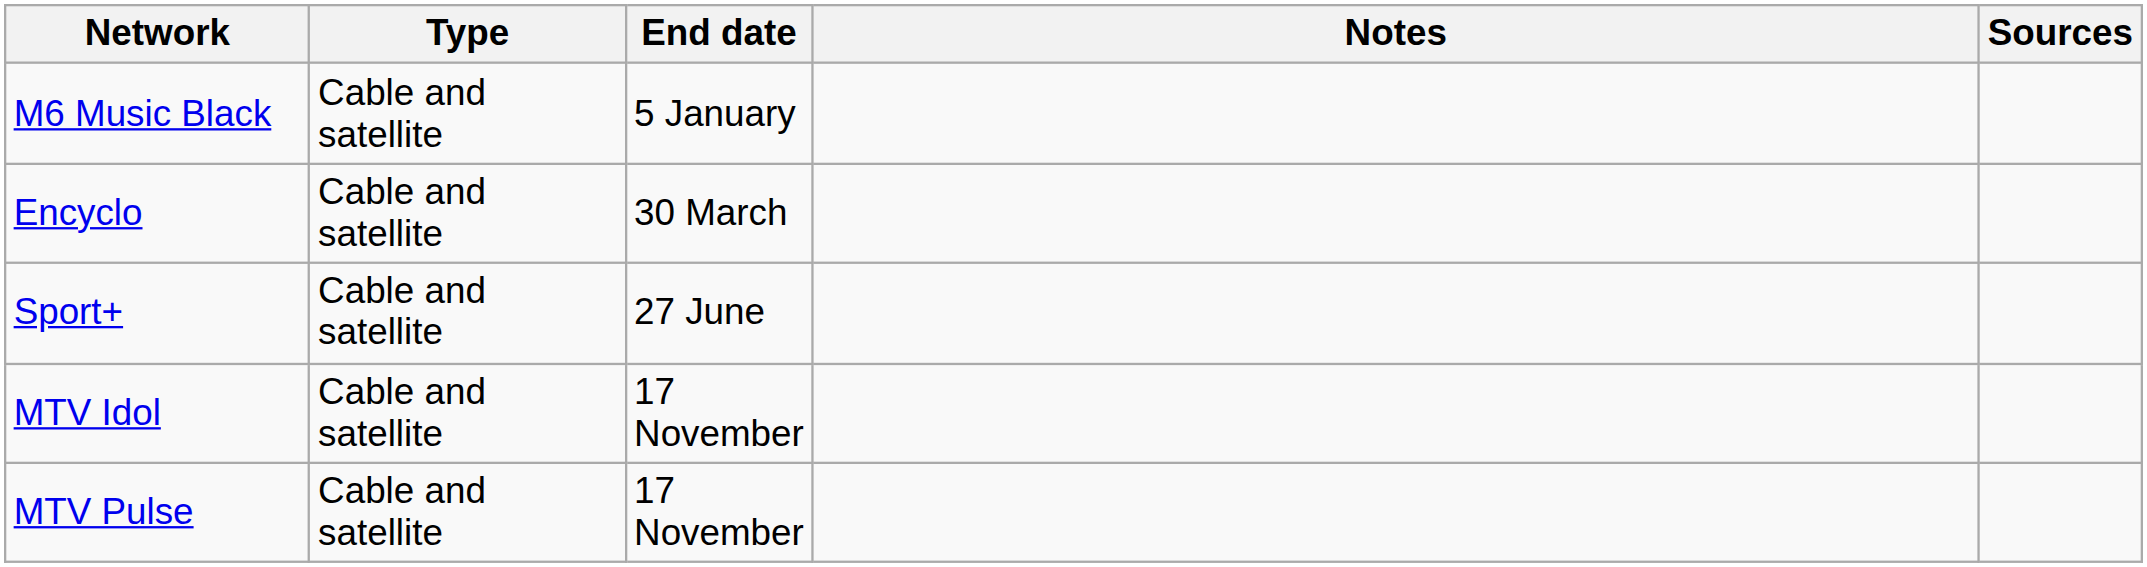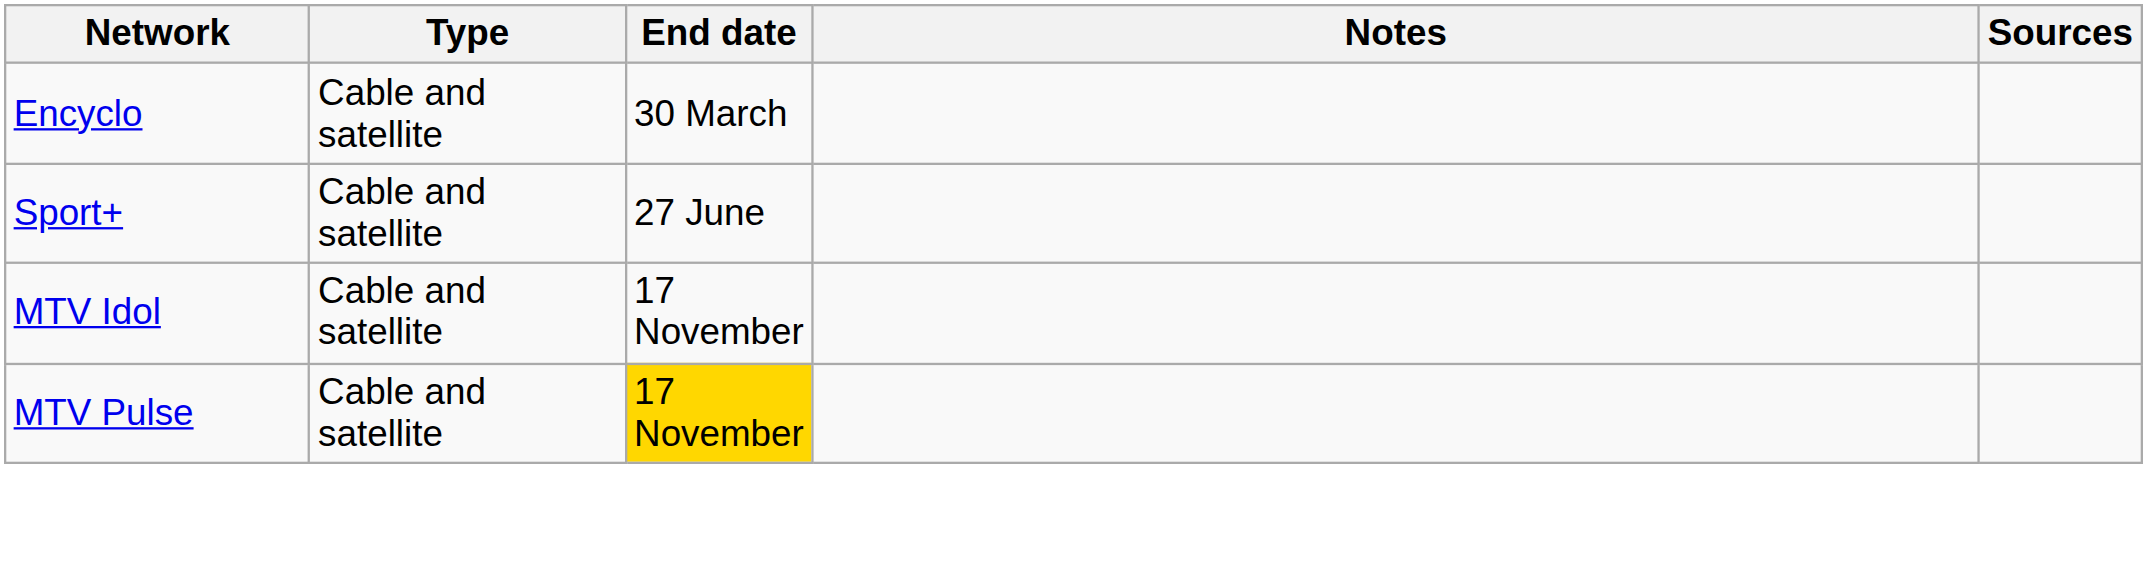- row: (142, 112)
(719, 511) no background -> (719, 412) gold background
